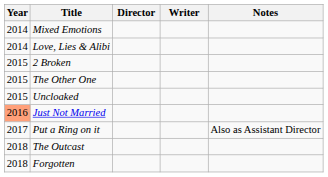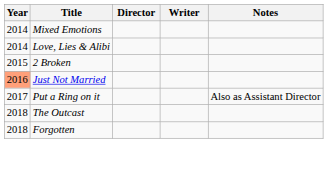- row: (64, 79)
- row: (56, 96)
